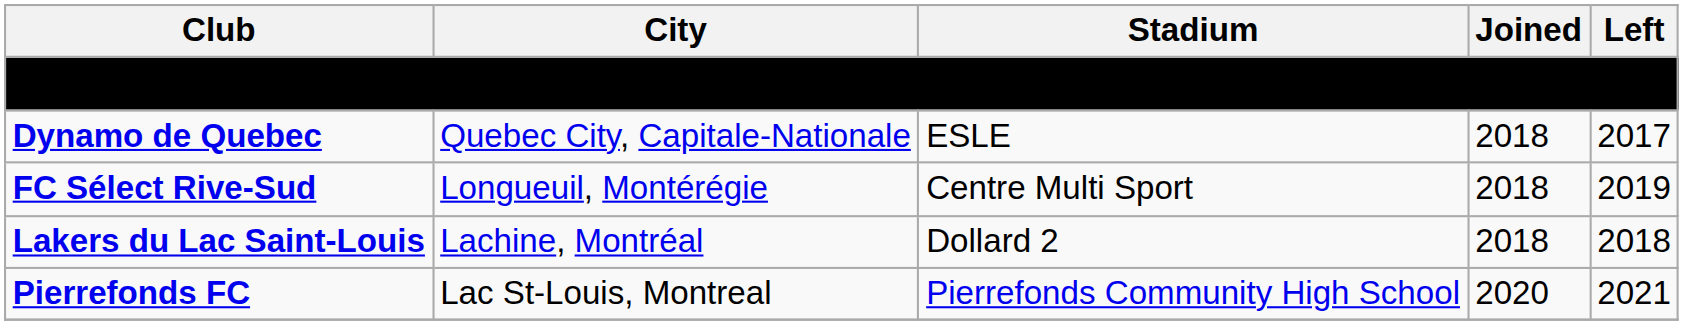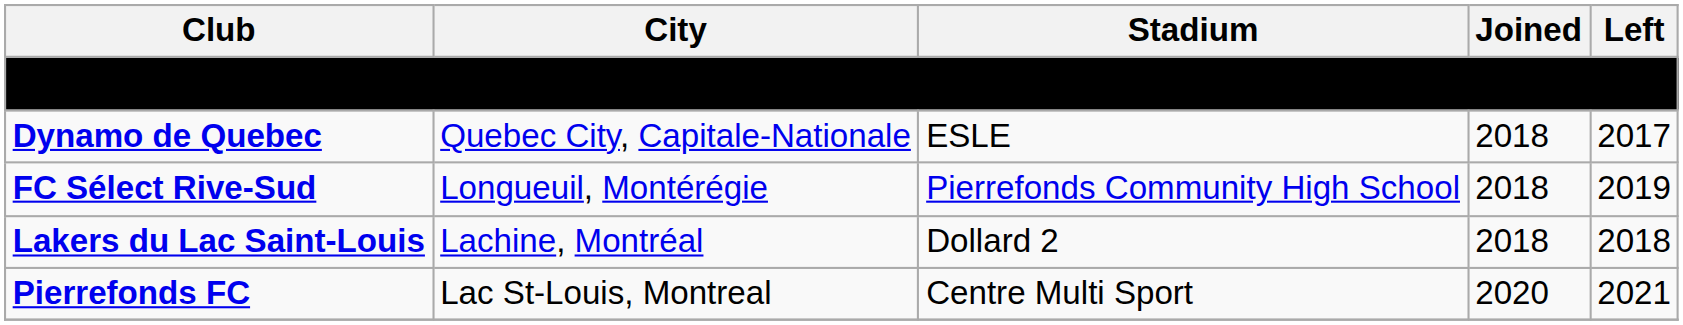(1060, 188) Centre Multi Sport -> (1193, 188) Pierrefonds Community High School
(1193, 293) Pierrefonds Community High School -> (1060, 293) Centre Multi Sport
